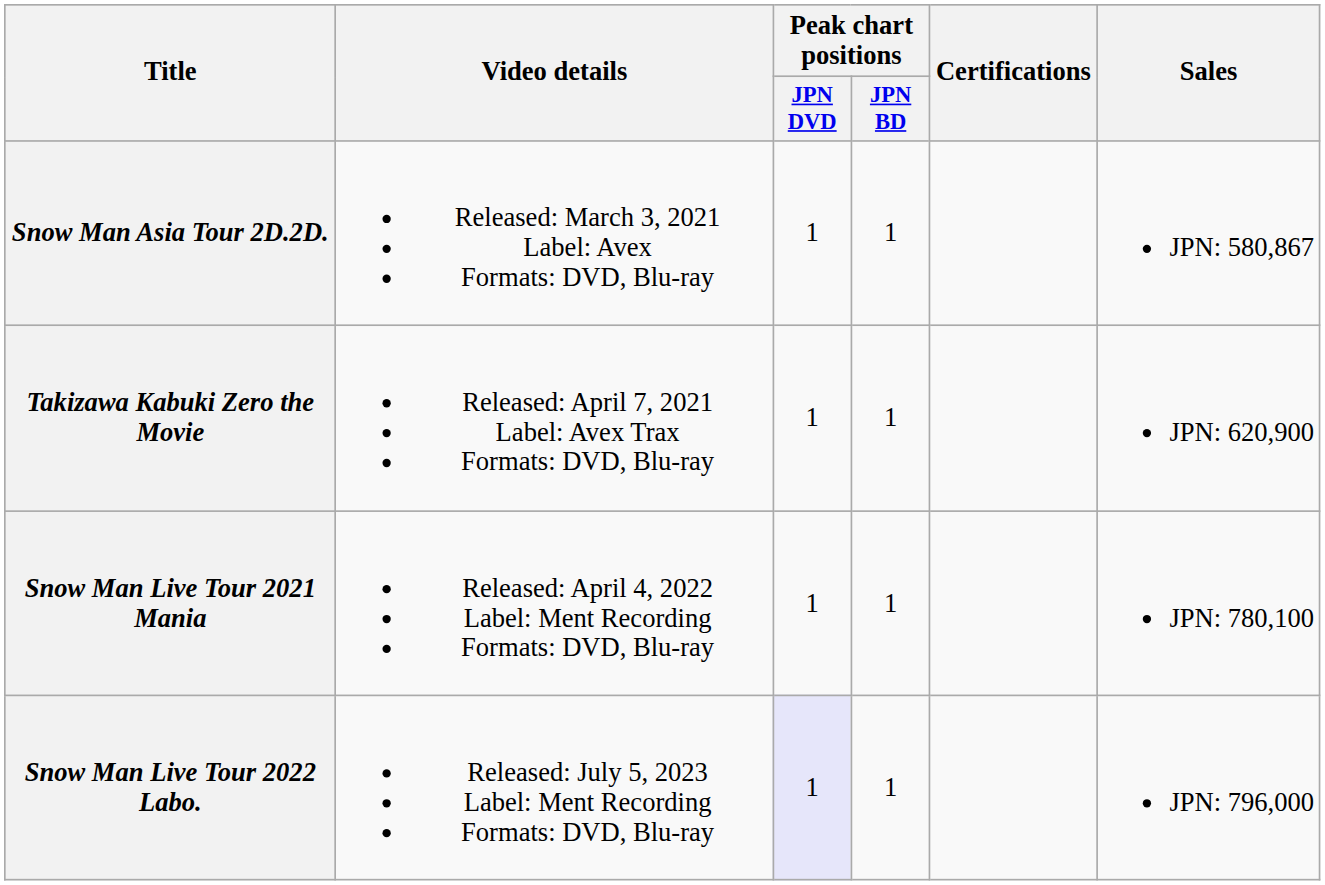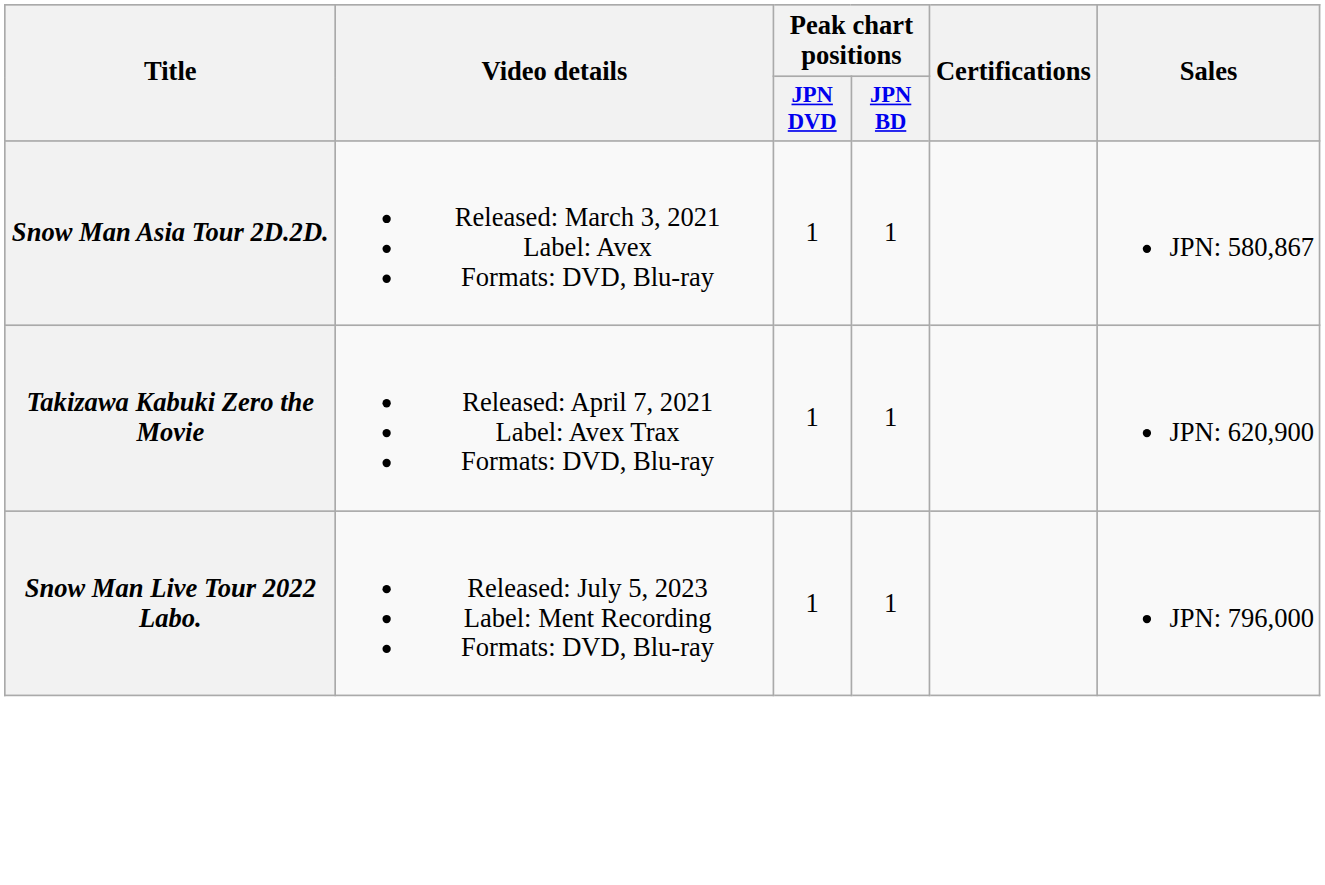- row: (170, 602)
(812, 787) lavender background -> (812, 602) no background
